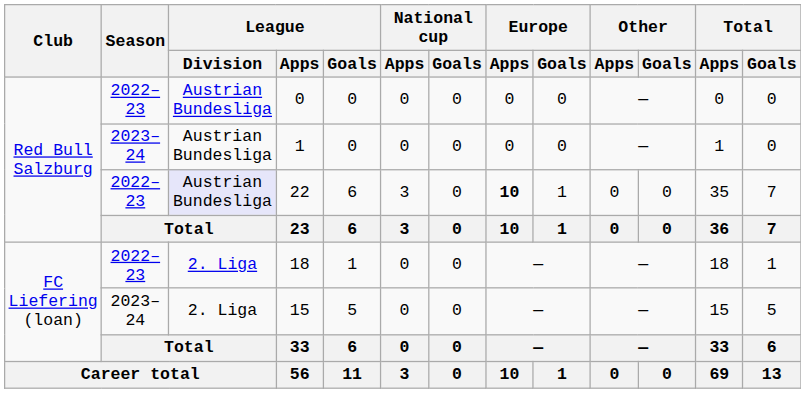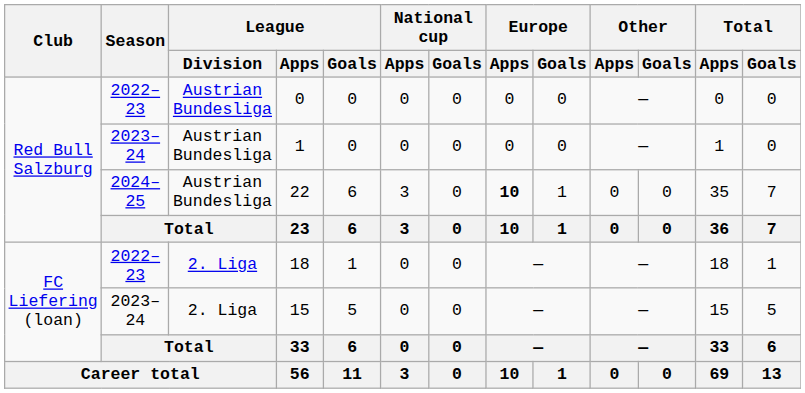(135, 192) 2022–23 -> (135, 192) 2024–25
(222, 192) lavender background -> (222, 192) no background
